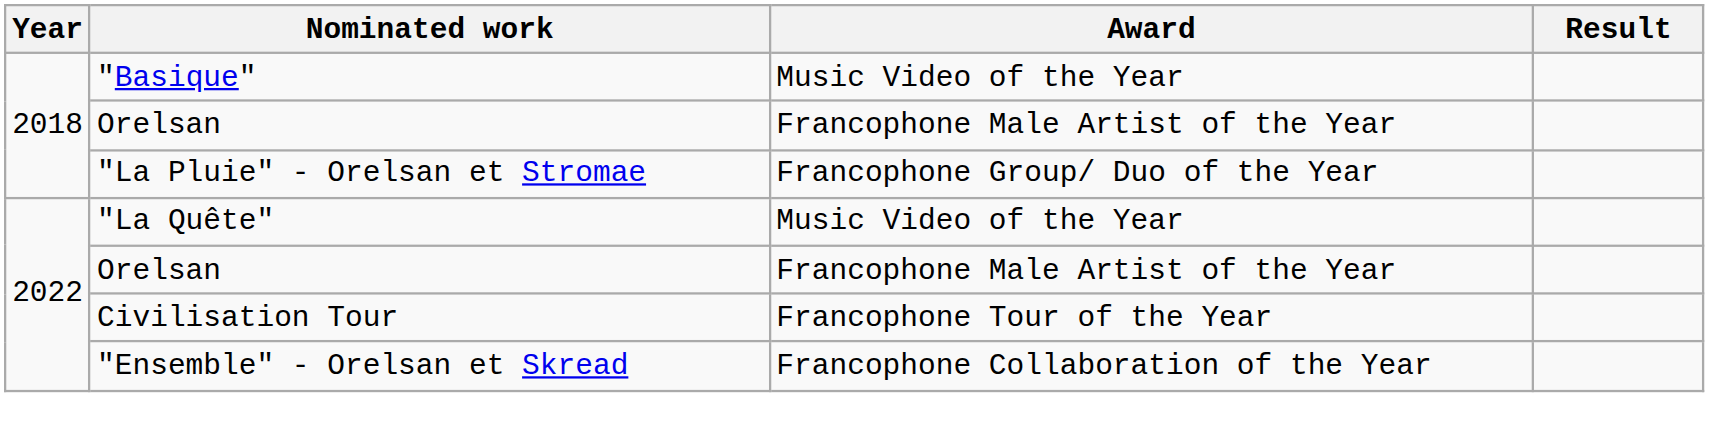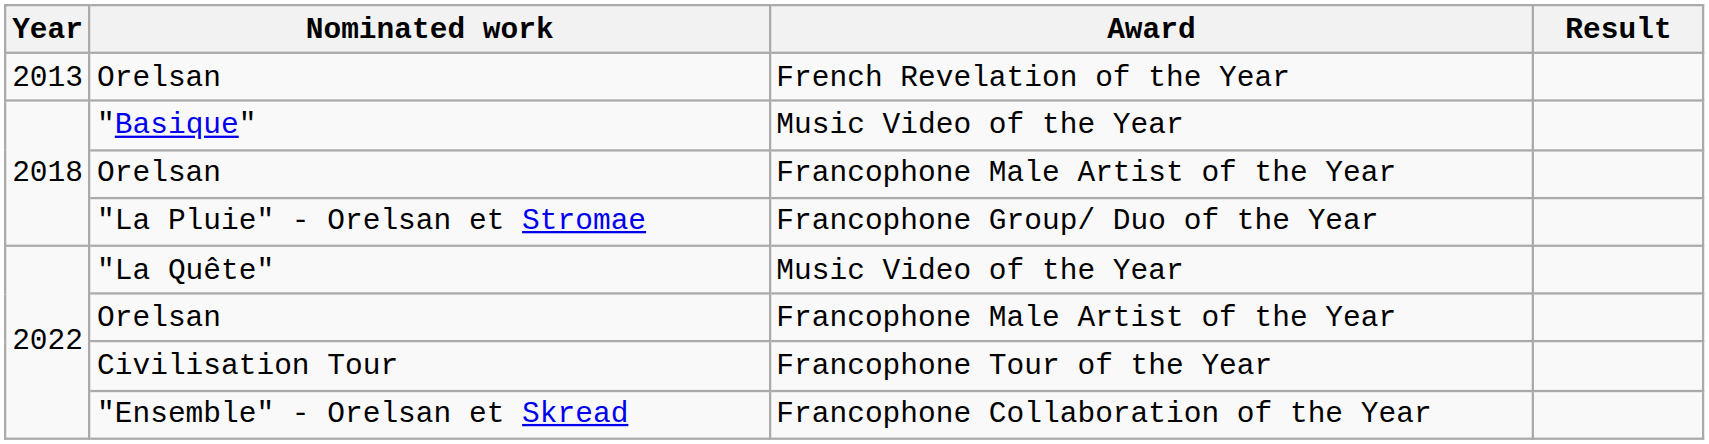+ row: (48, 77)
